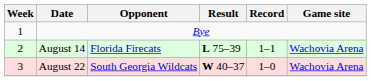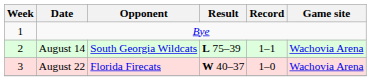(126, 48) Florida Firecats -> (144, 48) South Georgia Wildcats
(144, 66) South Georgia Wildcats -> (126, 66) Florida Firecats
